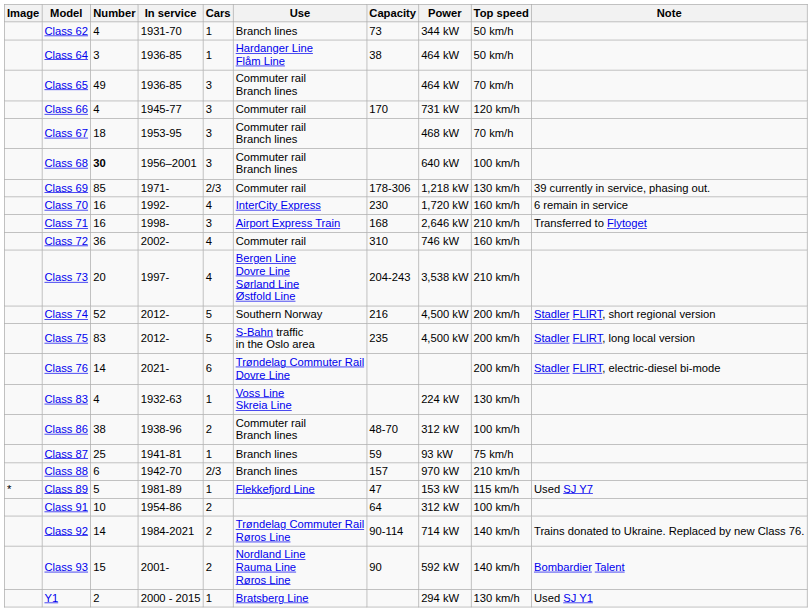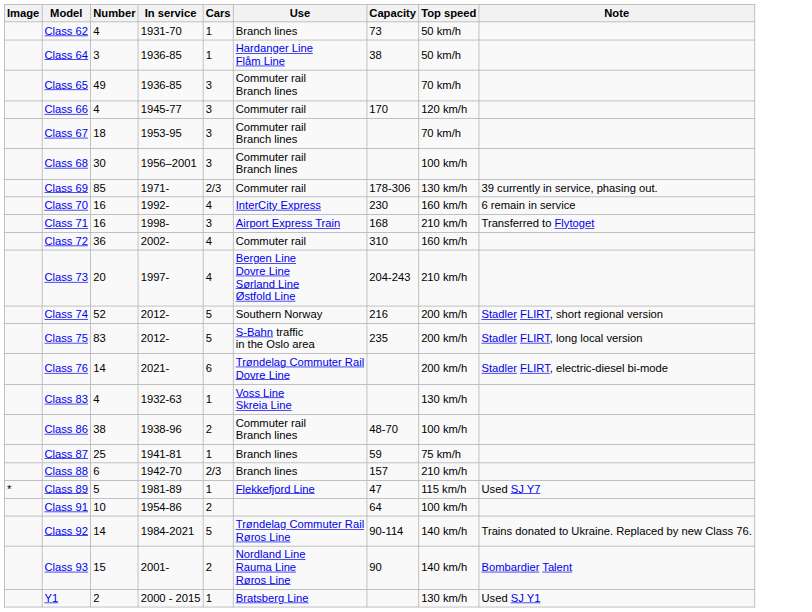- column: (445, 13)
(99, 164) bold -> (99, 164) normal
(209, 531) 2 -> (209, 531) 5
